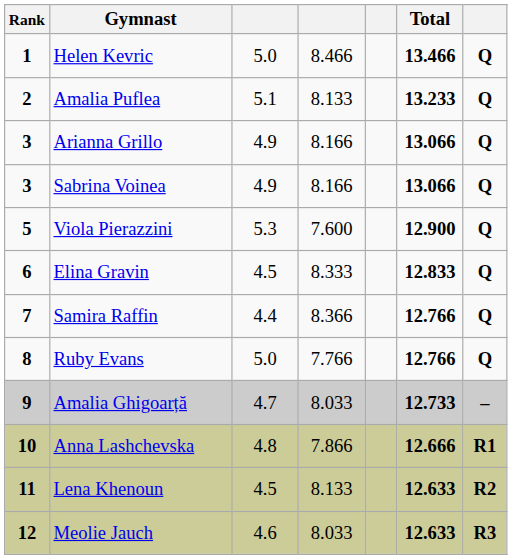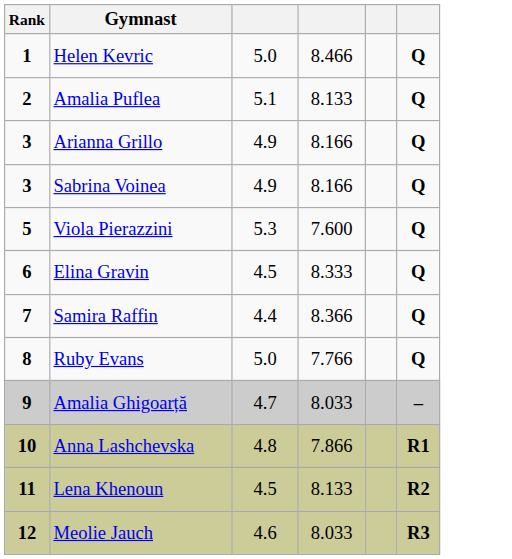- column: (430, 19)
